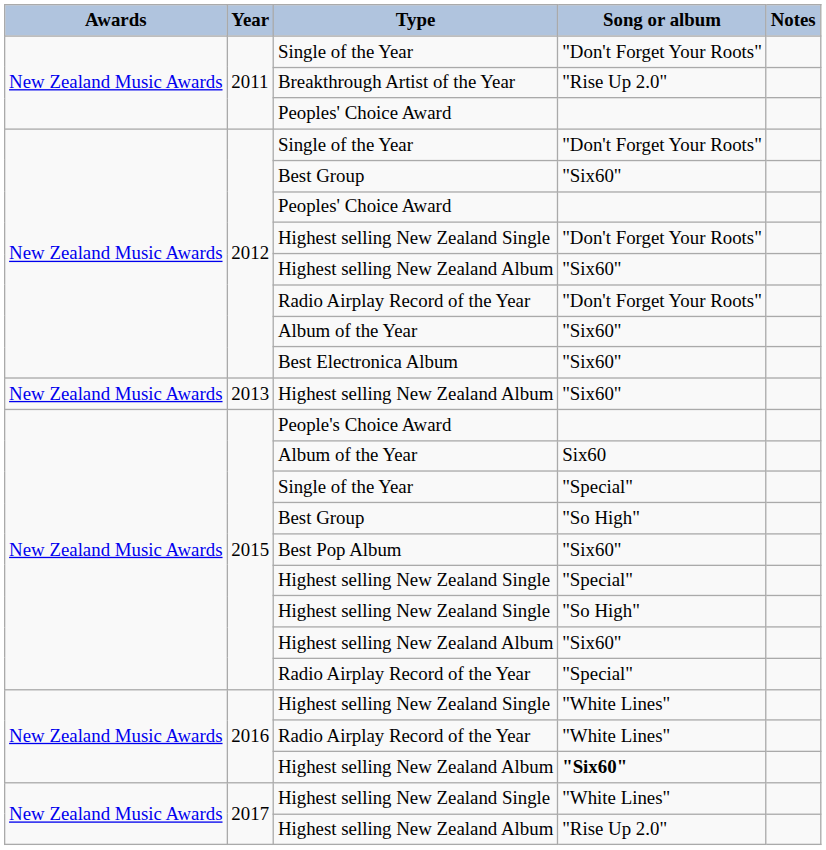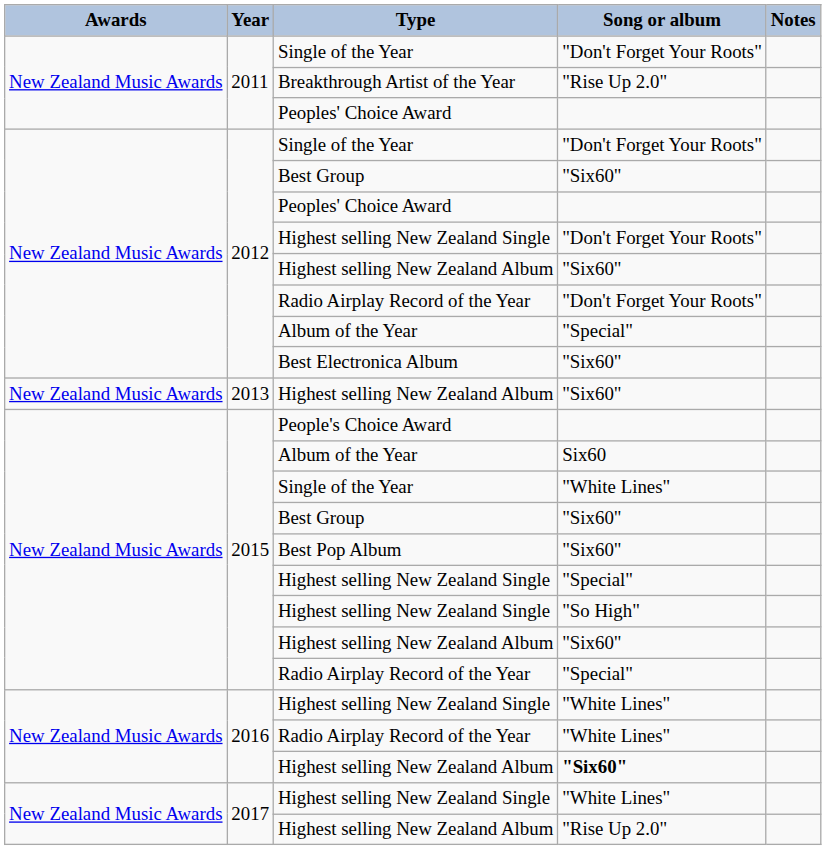(592, 331) "Six60" -> (598, 331) "Special"
(598, 487) "Special" -> (616, 487) "White Lines"
(601, 518) "So High" -> (592, 518) "Six60"
